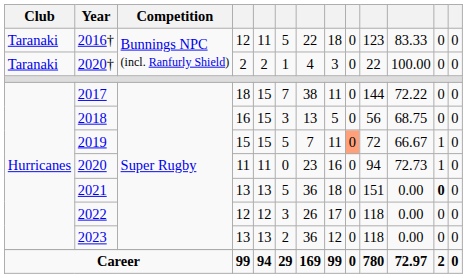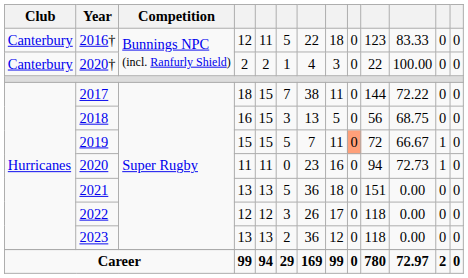(33, 40) Taranaki -> (40, 40) Canterbury
(33, 64) Taranaki -> (40, 64) Canterbury
(441, 189) bold -> (443, 189) normal
